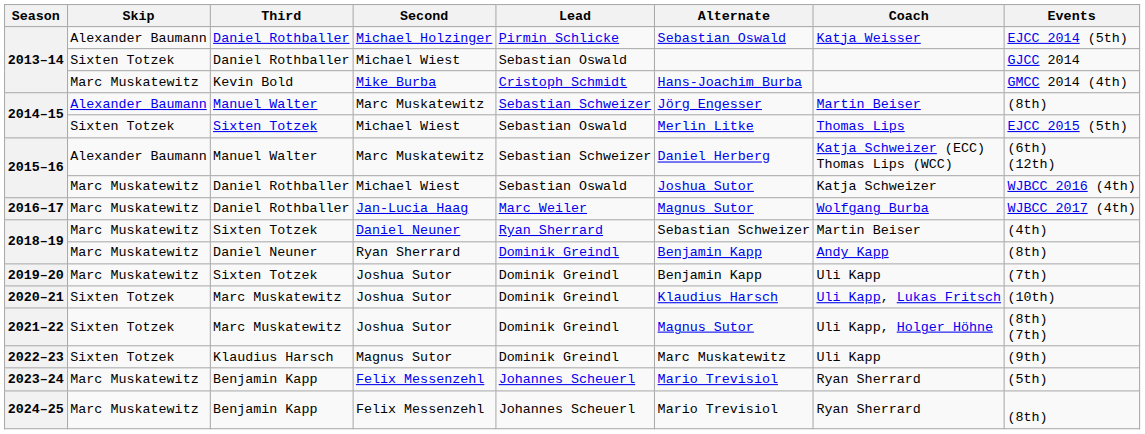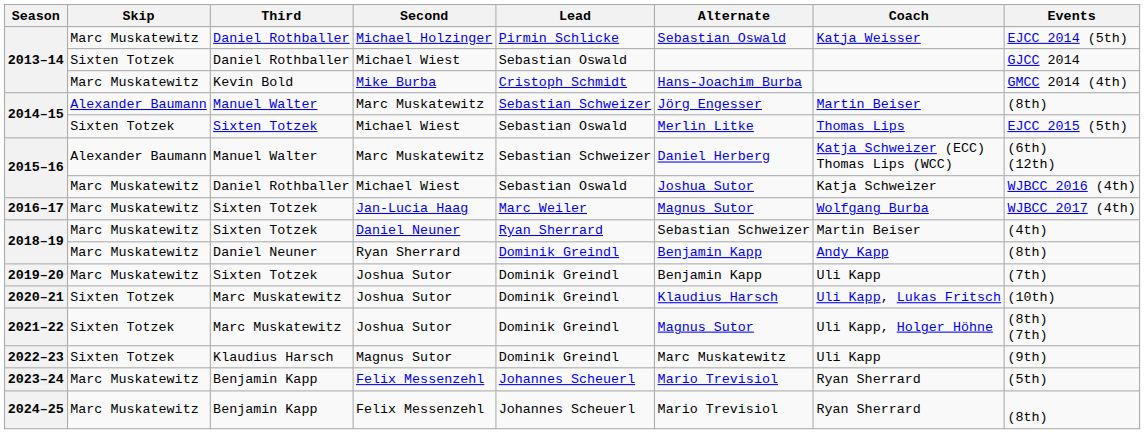(139, 37) Alexander Baumann -> (134, 37) Marc Muskatewitz
(281, 208) Daniel Rothballer -> (265, 208) Sixten Totzek
